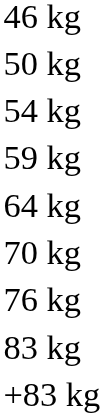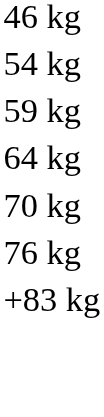- row: (42, 63)
- row: (42, 347)
